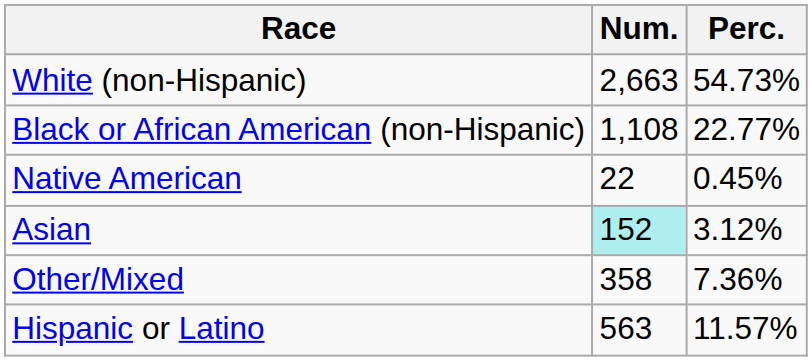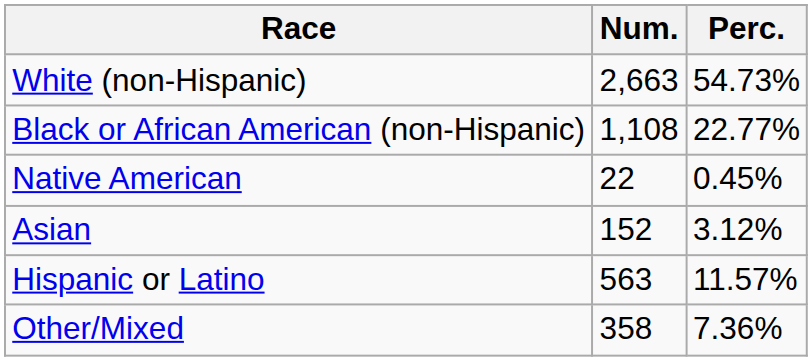(626, 229) paleturquoise background -> (626, 229) no background
rows swapped: (98, 279) <-> (138, 329)
